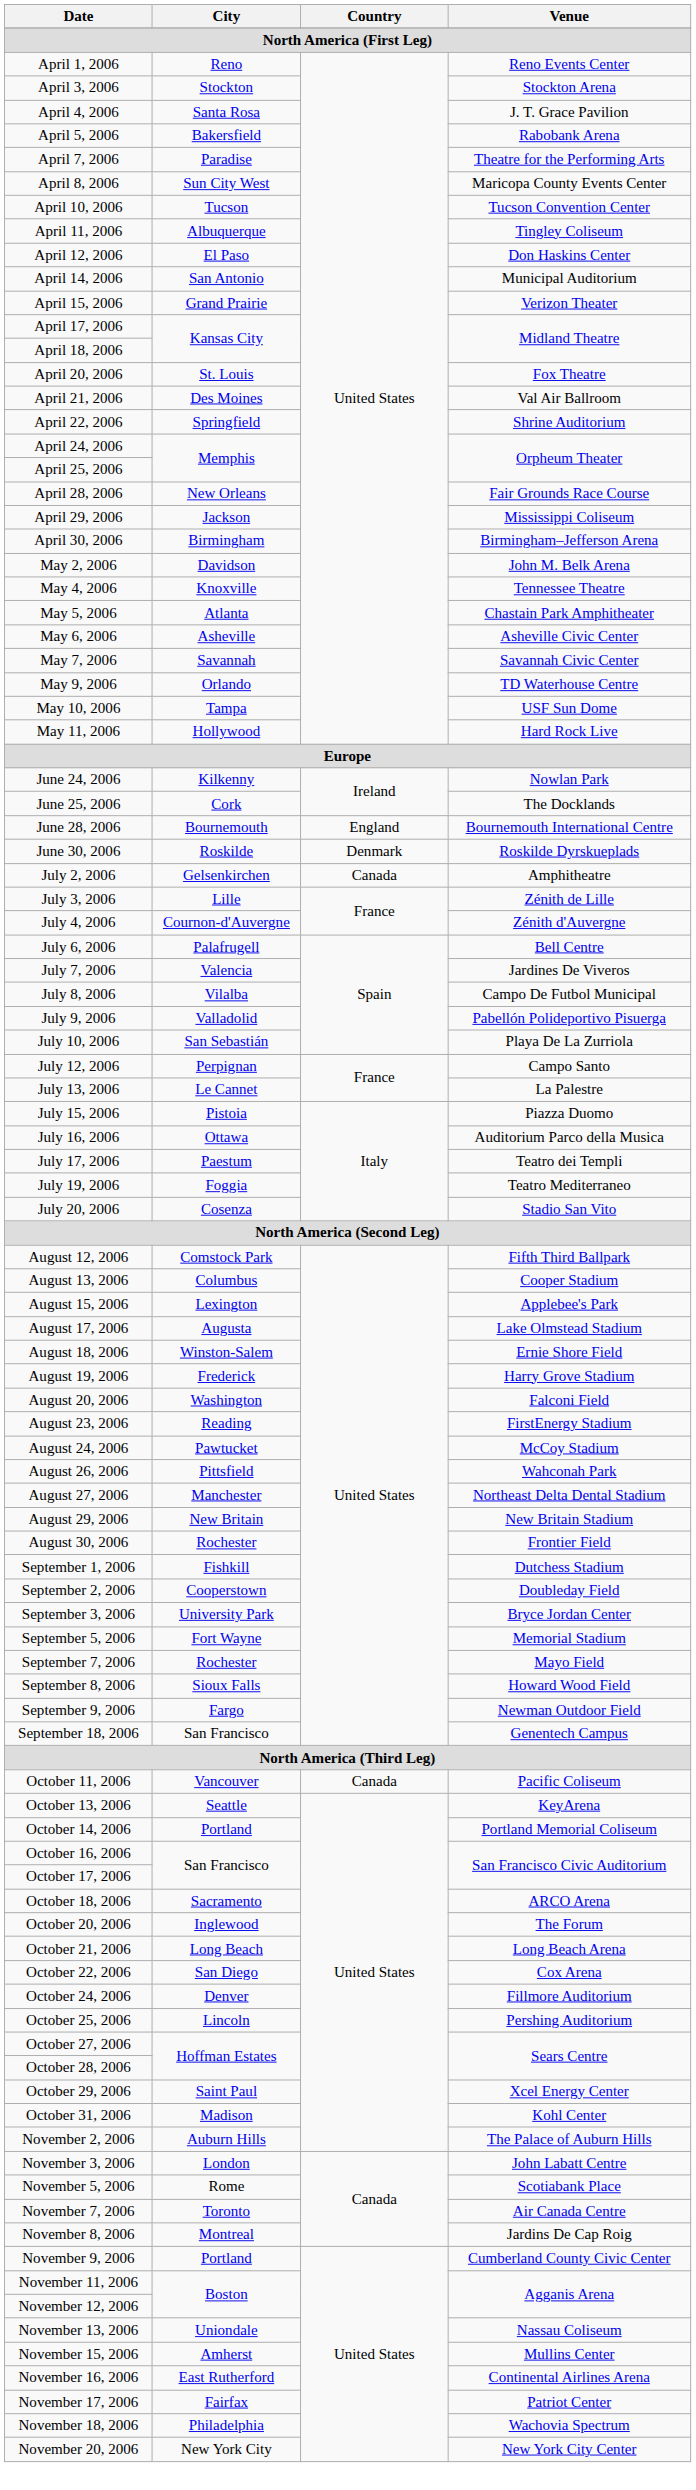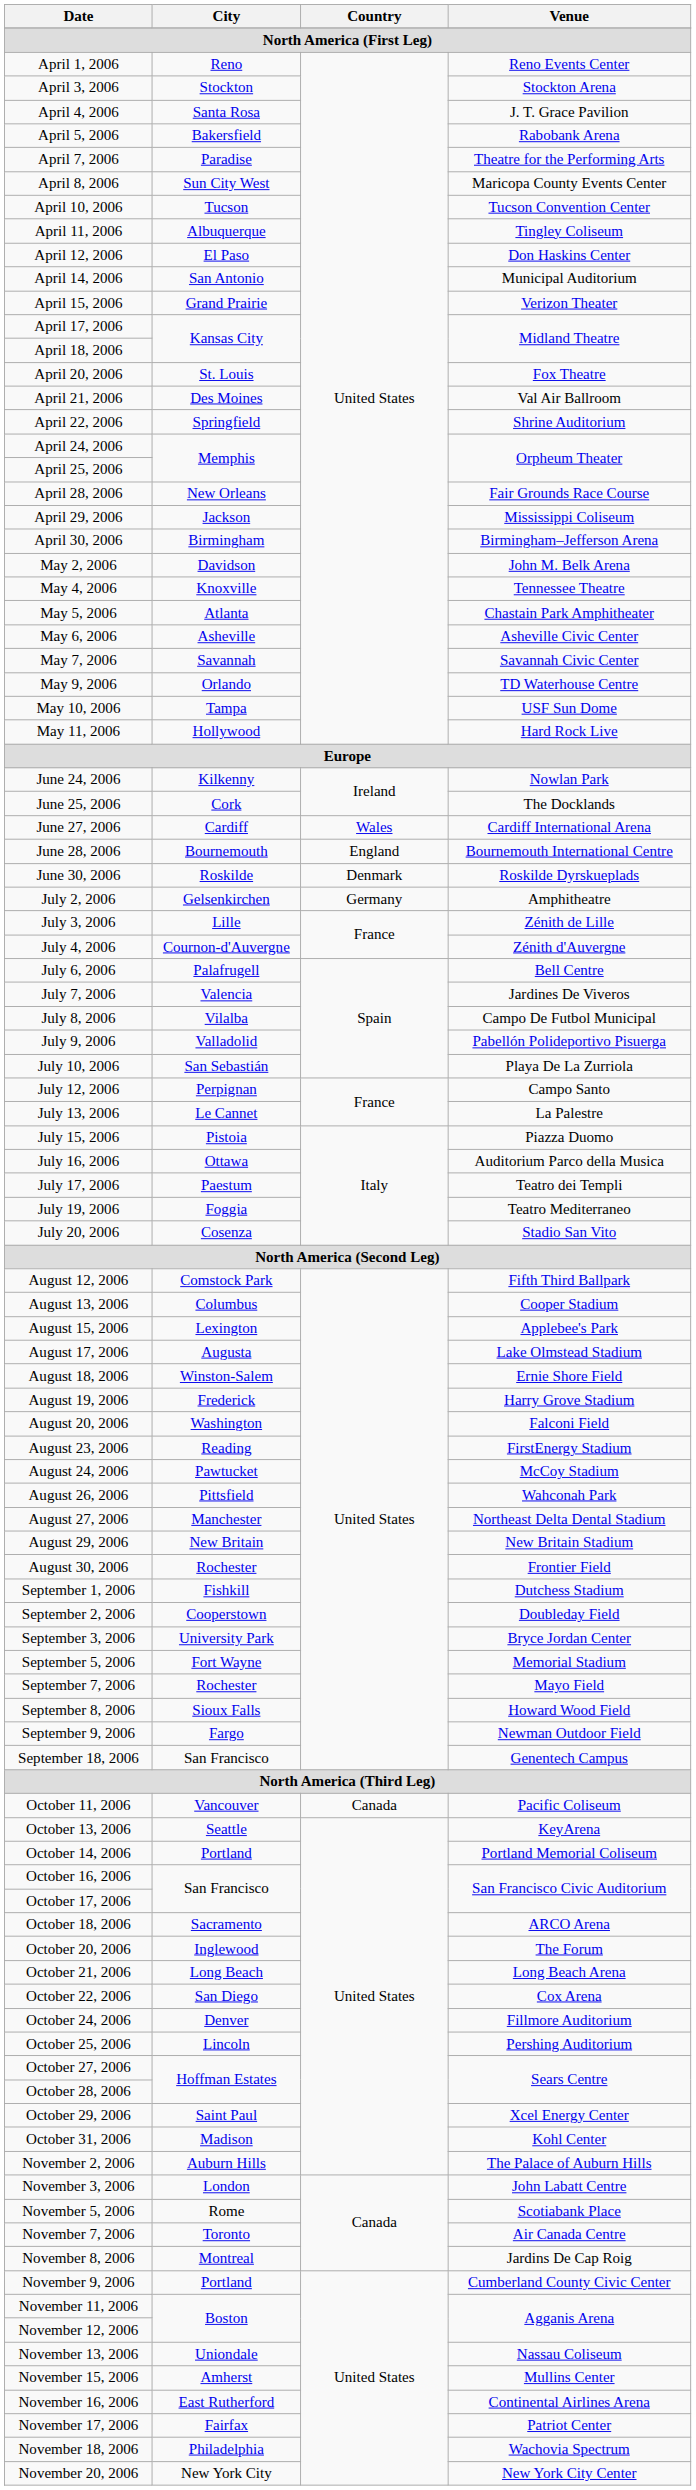+ row: (78, 827)
(374, 875) Canada -> (374, 898) Germany
